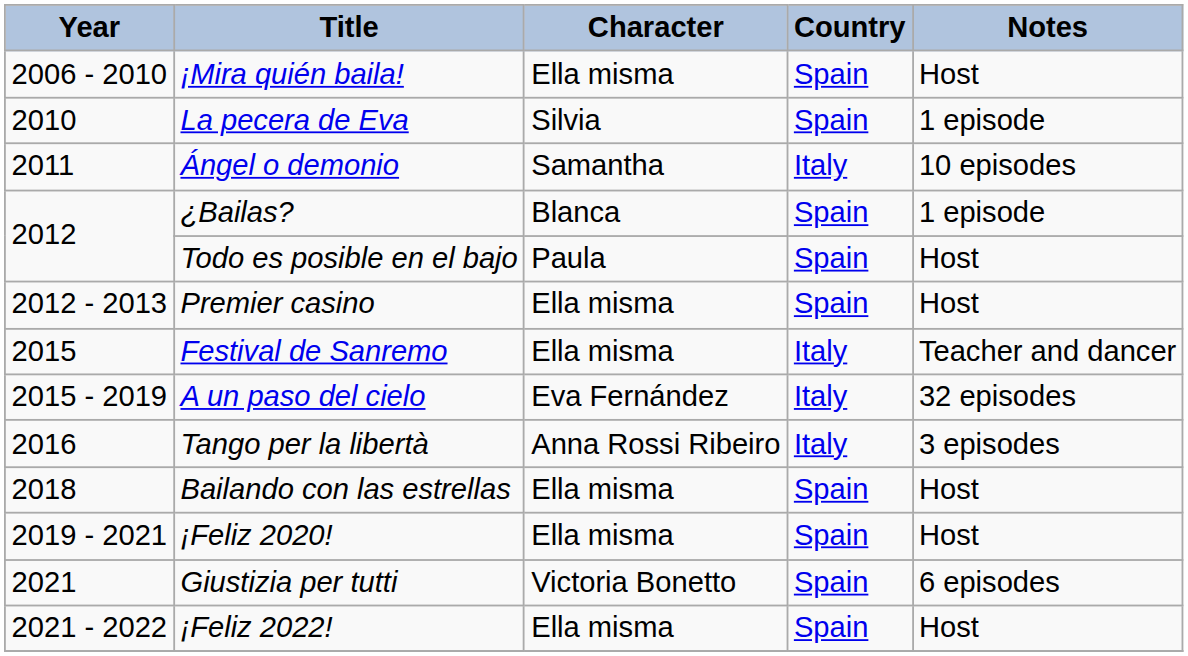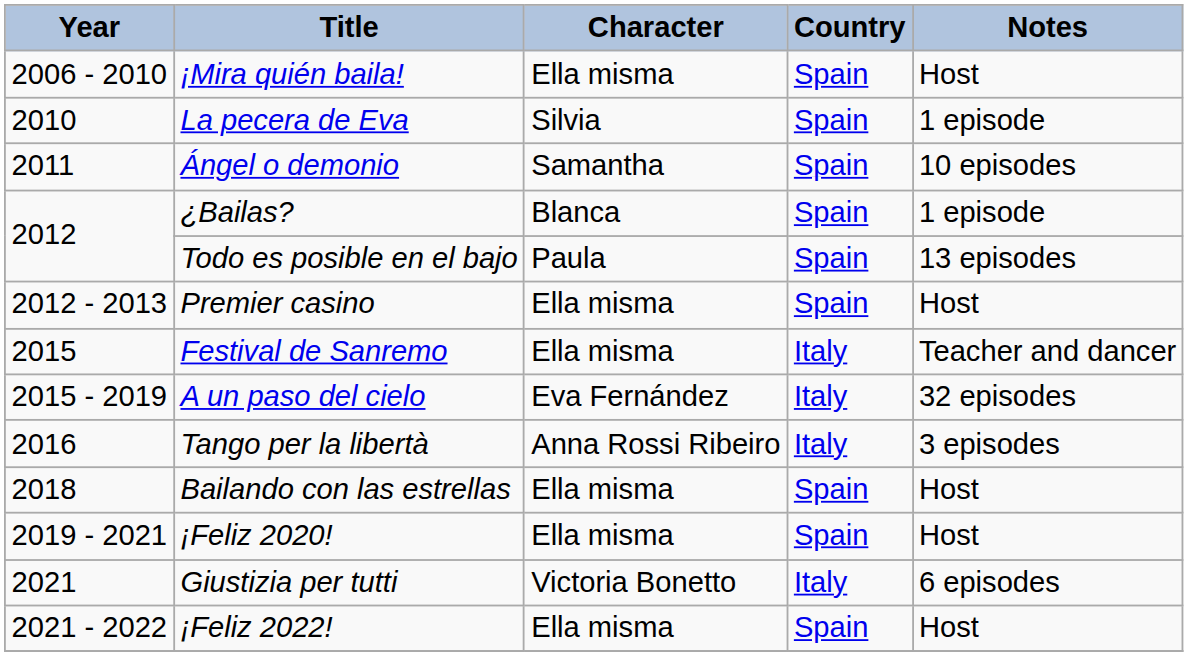(821, 166) Italy -> (831, 166) Spain
(949, 258) Host -> (997, 258) 13 episodes
(831, 581) Spain -> (821, 581) Italy
